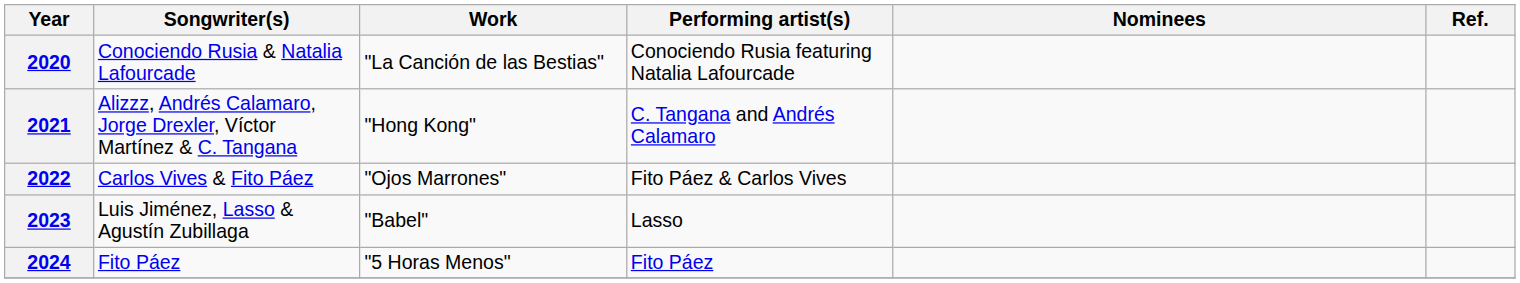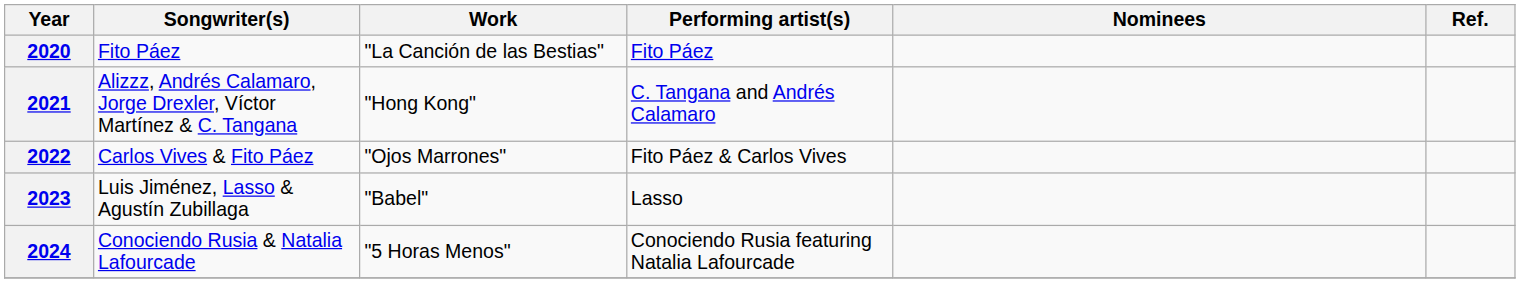(220, 61) Conociendo Rusia & Natalia Lafourcade -> (139, 50) Fito Páez
(751, 61) Conociendo Rusia featuring Natalia Lafourcade -> (672, 50) Fito Páez
(139, 262) Fito Páez -> (220, 251) Conociendo Rusia & Natalia Lafourcade
(672, 262) Fito Páez -> (751, 251) Conociendo Rusia featuring Natalia Lafourcade
